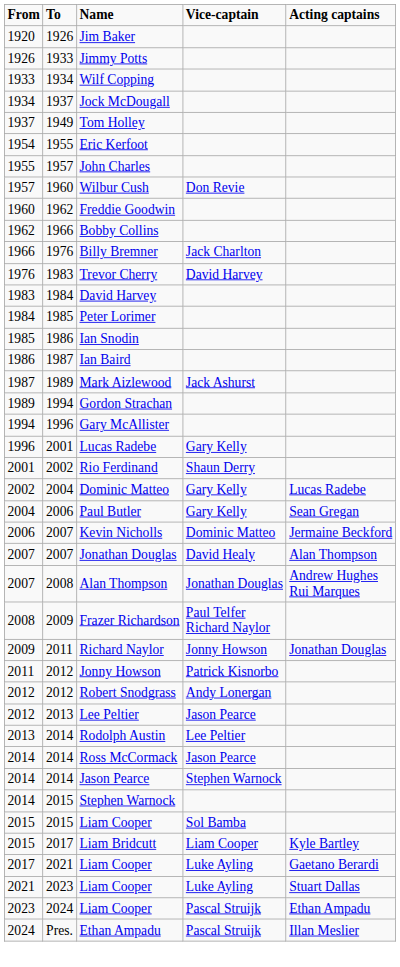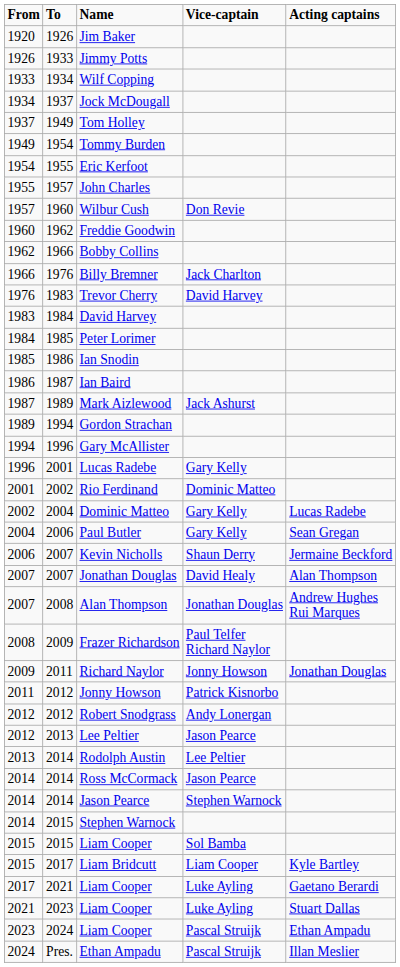+ row: (21, 144)
(220, 468) Shaun Derry -> (231, 489) Dominic Matteo
(231, 532) Dominic Matteo -> (220, 554) Shaun Derry
